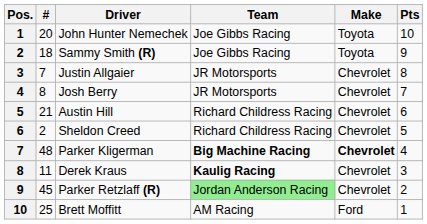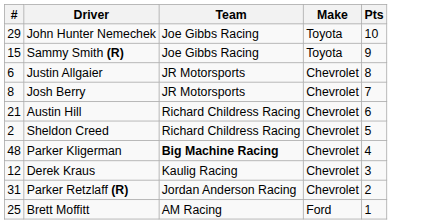- column: (20, 14)
(46, 34) 20 -> (14, 34) 29
(46, 53) 18 -> (14, 53) 15
(42, 73) 7 -> (11, 73) 6
(366, 151) bold -> (332, 151) normal
(45, 170) 11 -> (14, 170) 12
(234, 170) bold -> (200, 170) normal
(46, 190) 45 -> (14, 190) 31
(261, 190) lightgreen background -> (229, 190) no background
